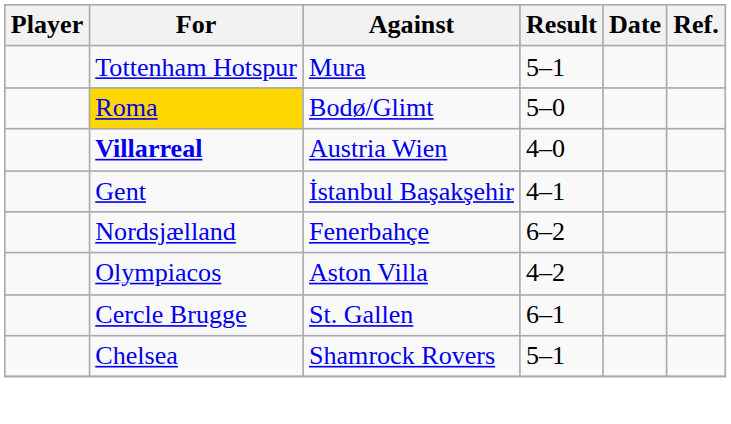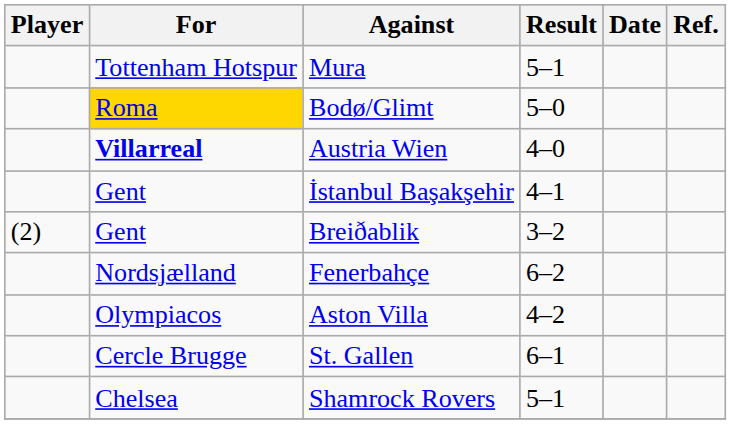+ row: (364, 231)
